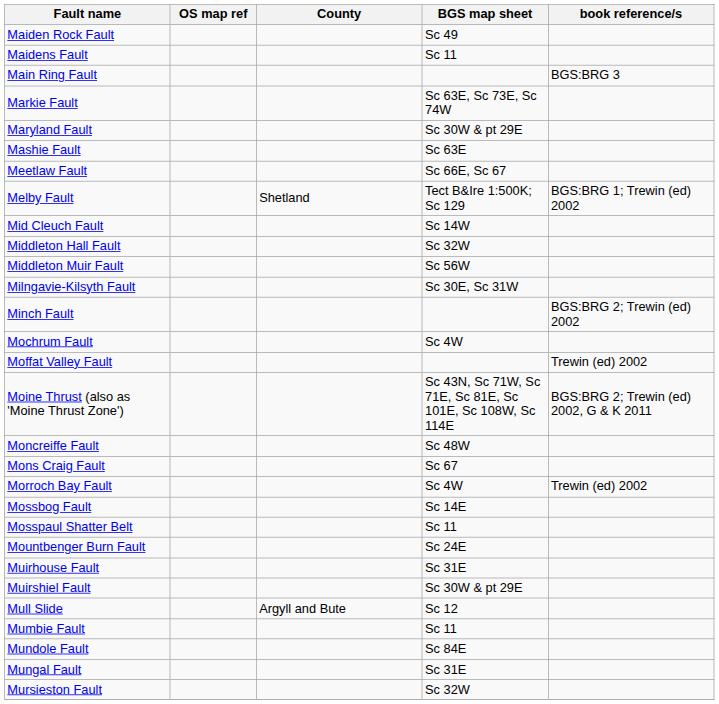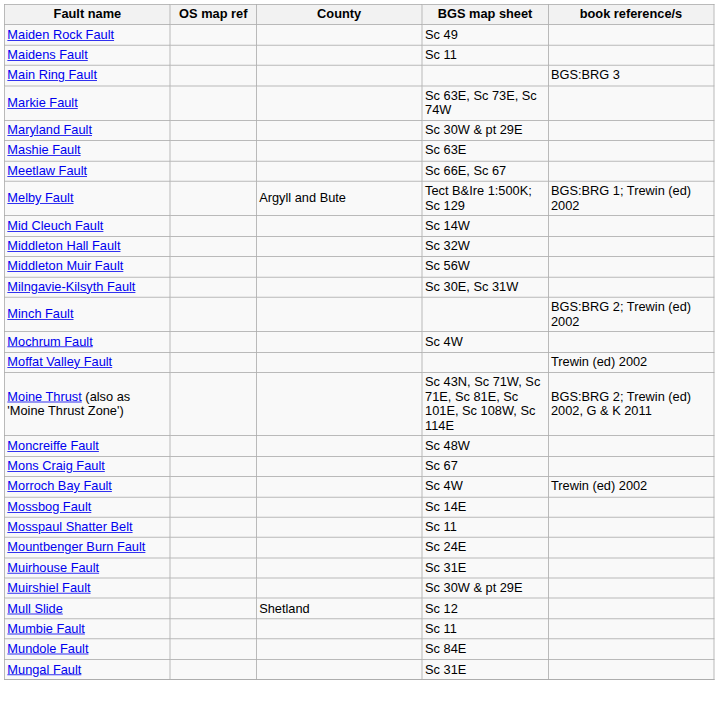(284, 198) Shetland -> (303, 198) Argyll and Bute
(303, 608) Argyll and Bute -> (284, 608) Shetland
- row: (55, 689)
